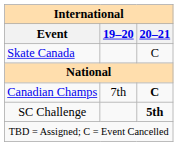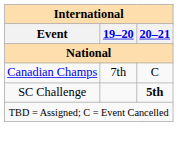- row: (41, 53)
(155, 92) bold -> (155, 72) normal
